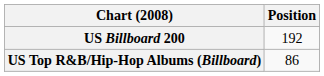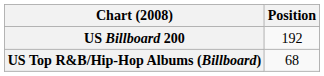(292, 60) 86 -> (292, 60) 68
